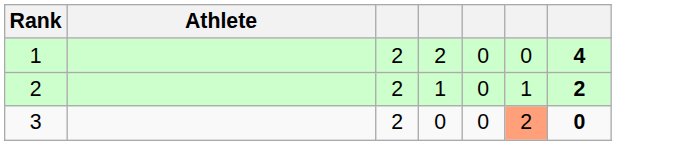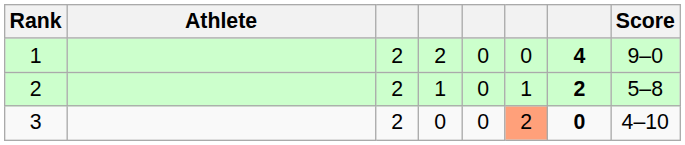+ column: (645, 21)
